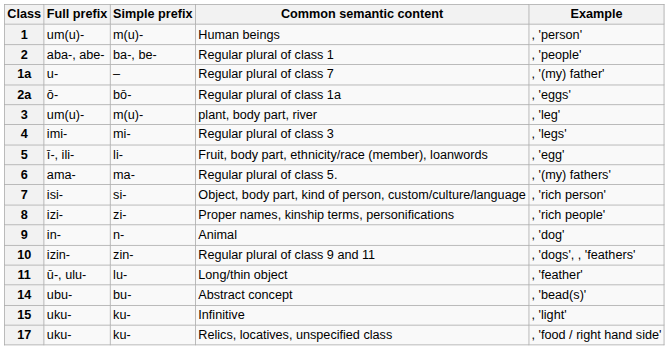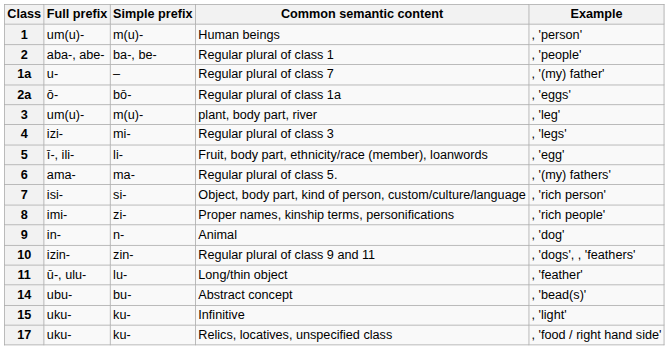(57, 134) imi- -> (55, 134) izi-
(55, 214) izi- -> (57, 214) imi-
